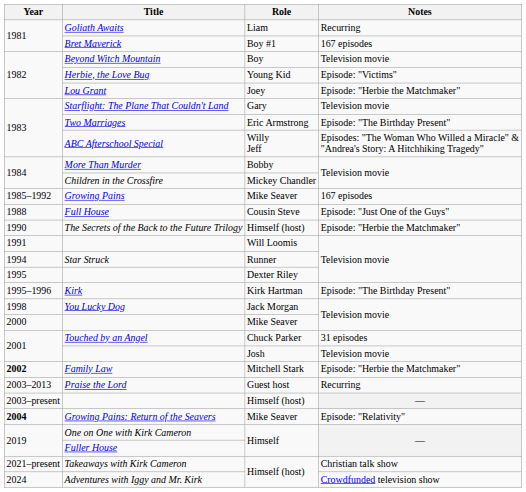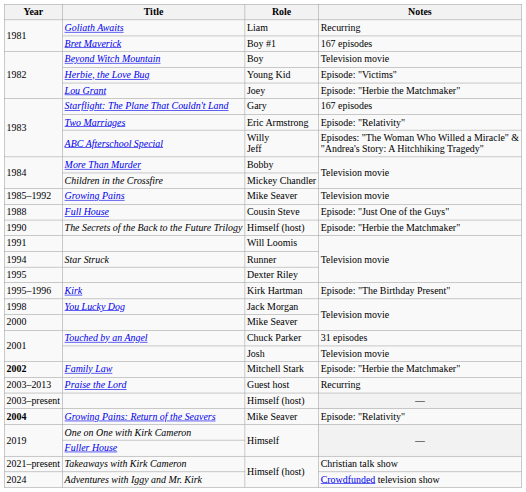(355, 106) Television movie -> (346, 106) 167 episodes
(386, 122) Episode: "The Birthday Present" -> (363, 122) Episode: "Relativity"
(346, 196) 167 episodes -> (355, 196) Television movie
